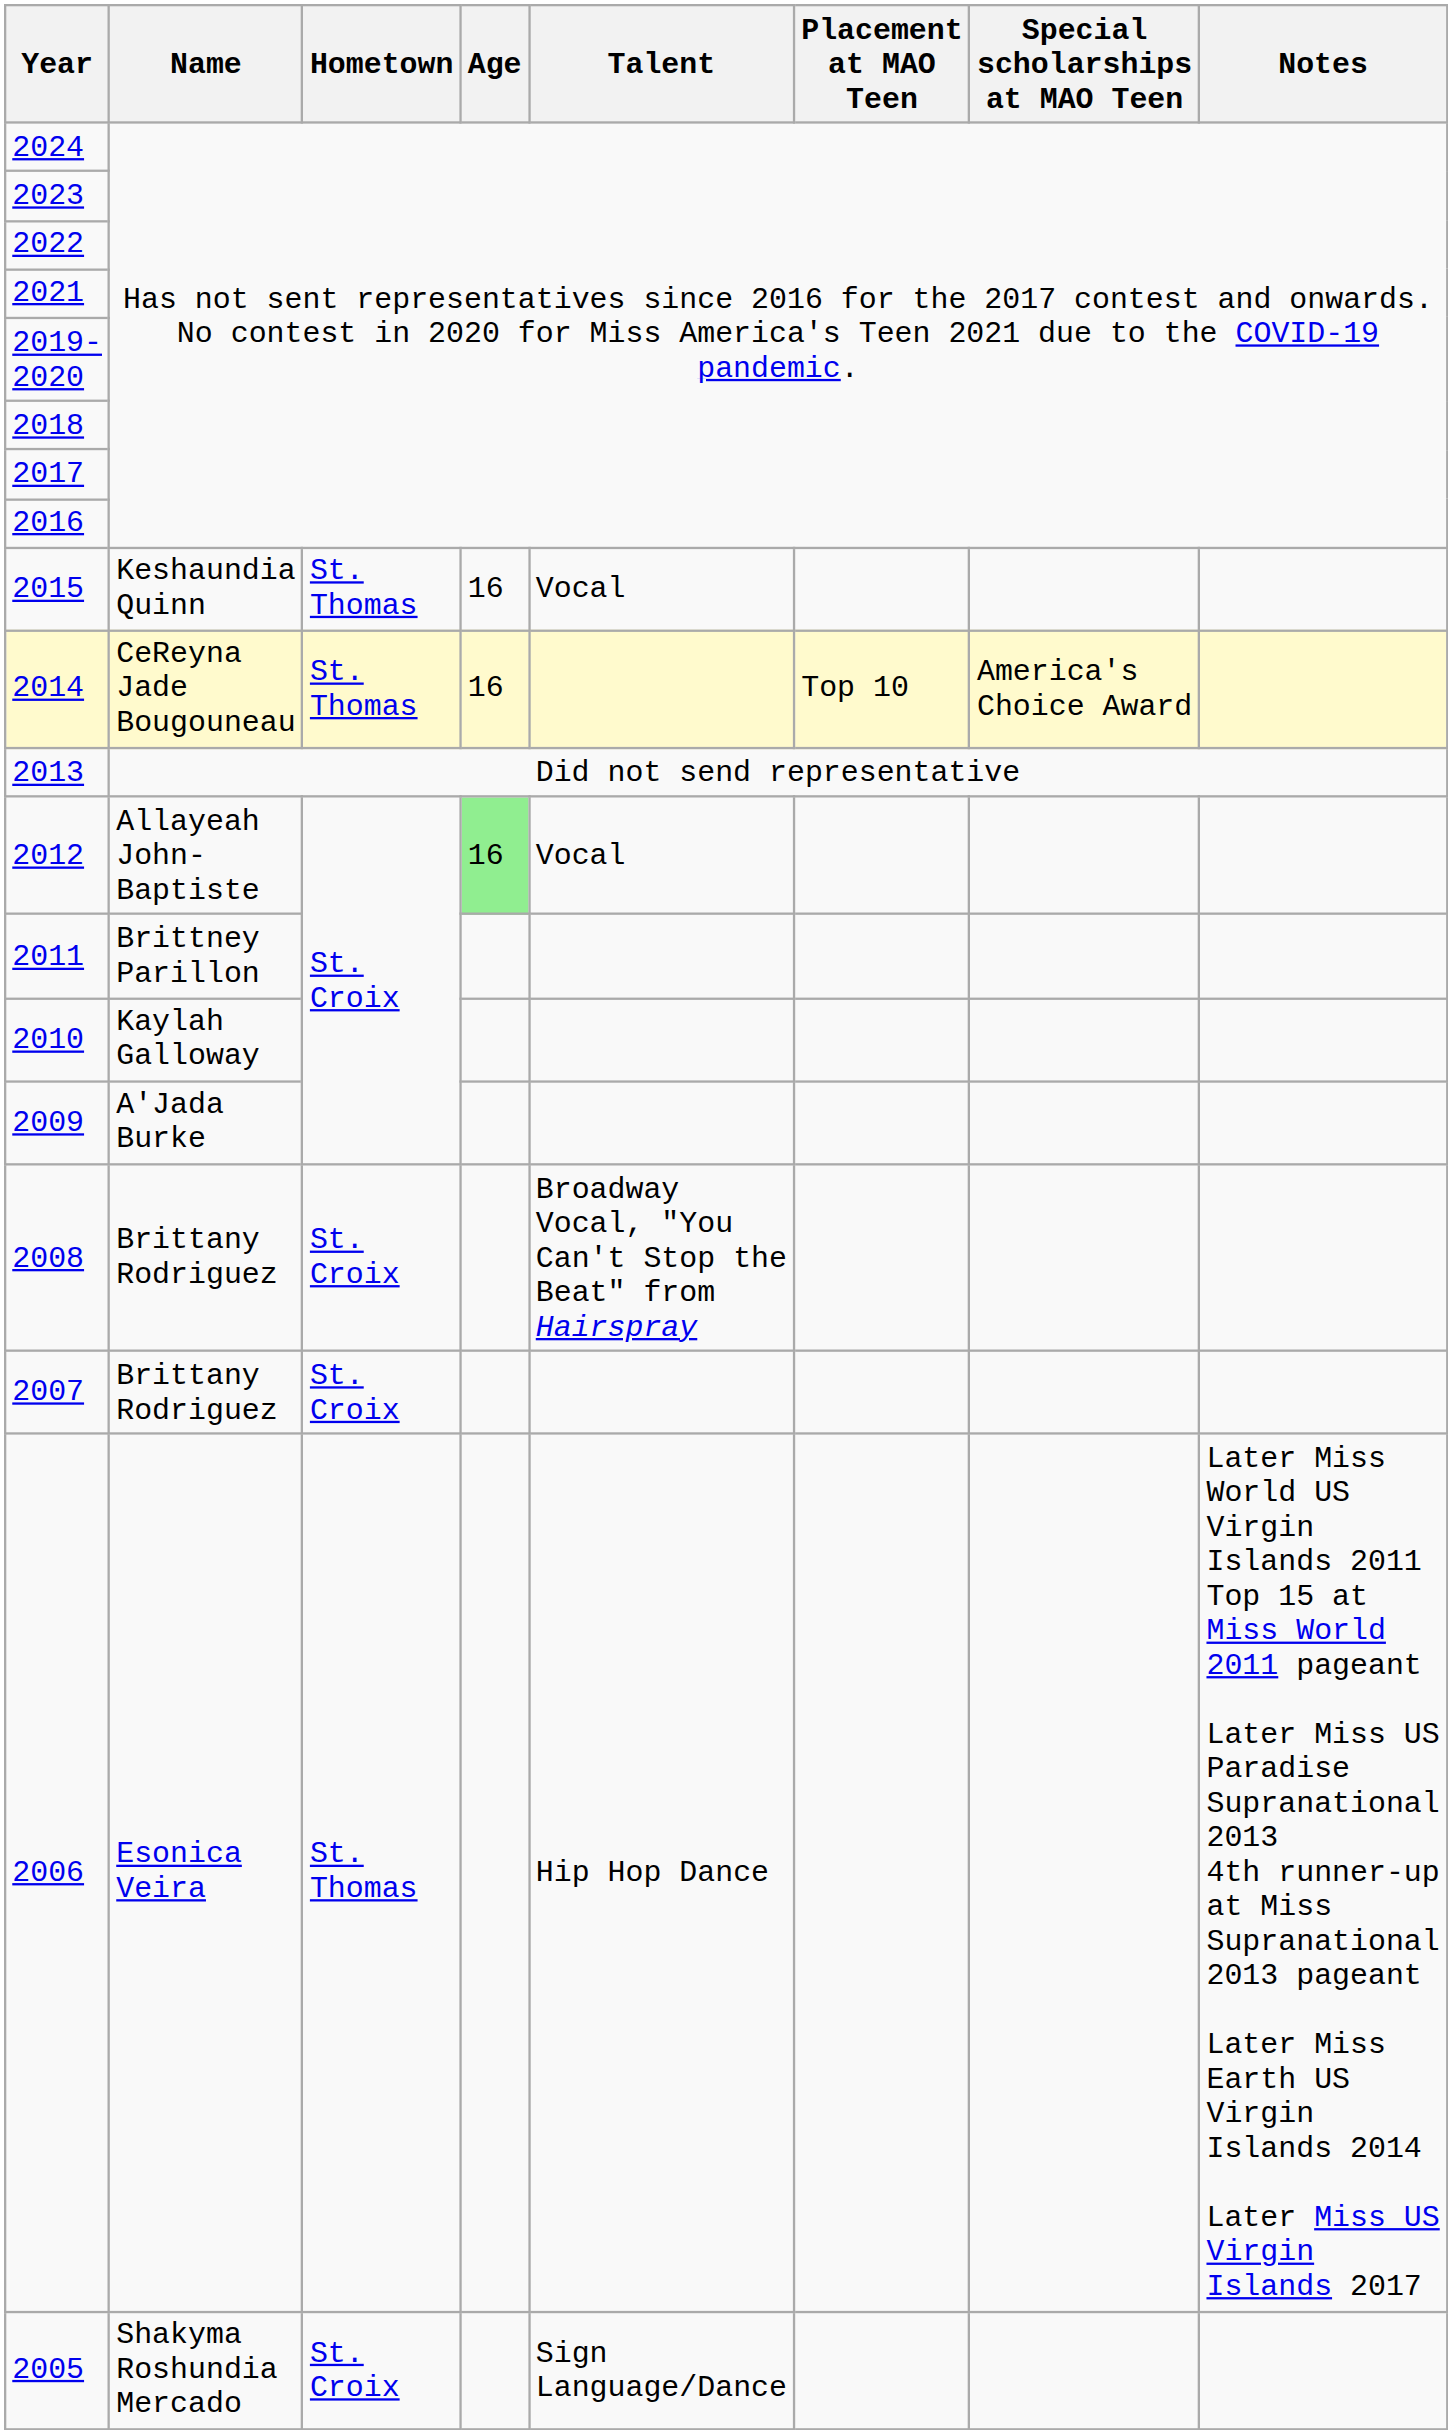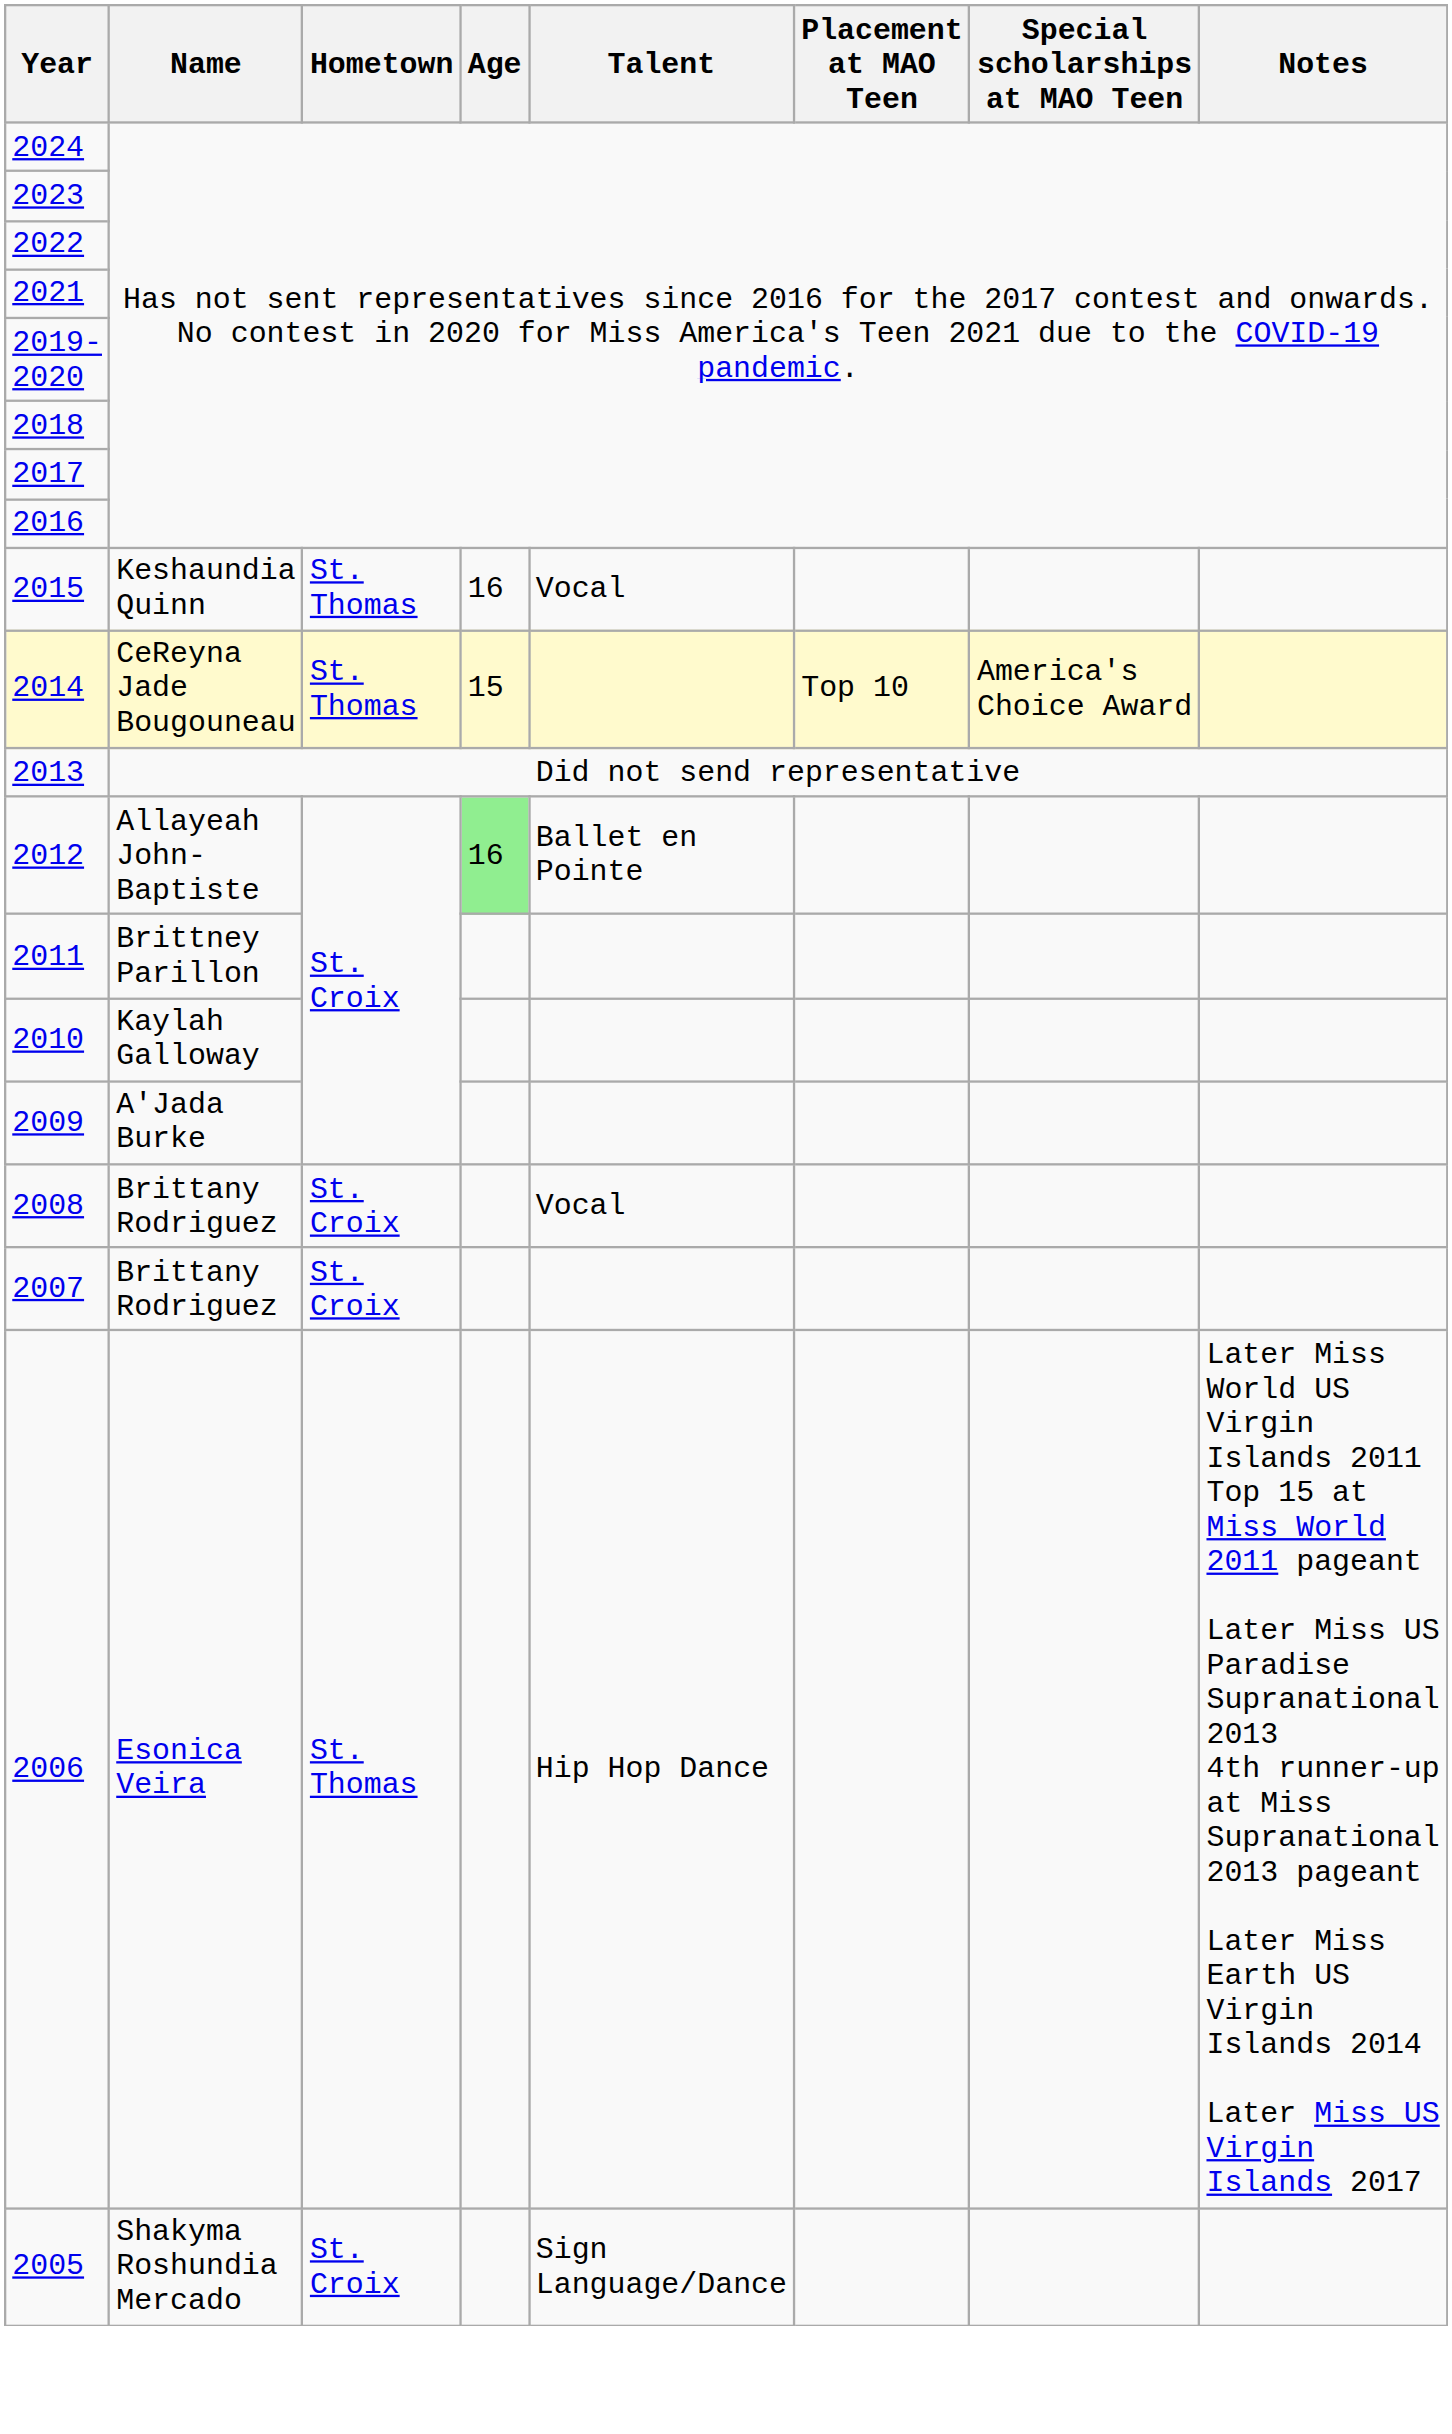(486, 689) 16 -> (486, 689) 15
(581, 856) Vocal -> (617, 856) Ballet en Pointe
(661, 1258) Broadway Vocal, "You Can't Stop the Beat" from Hairspray -> (581, 1206) Vocal
